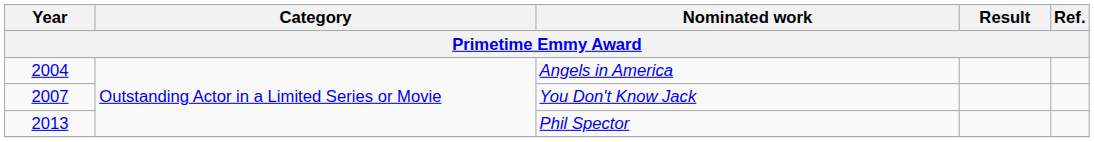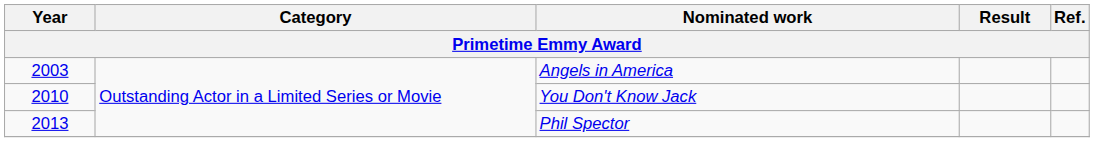(50, 70) 2004 -> (50, 70) 2003
(50, 96) 2007 -> (50, 96) 2010
